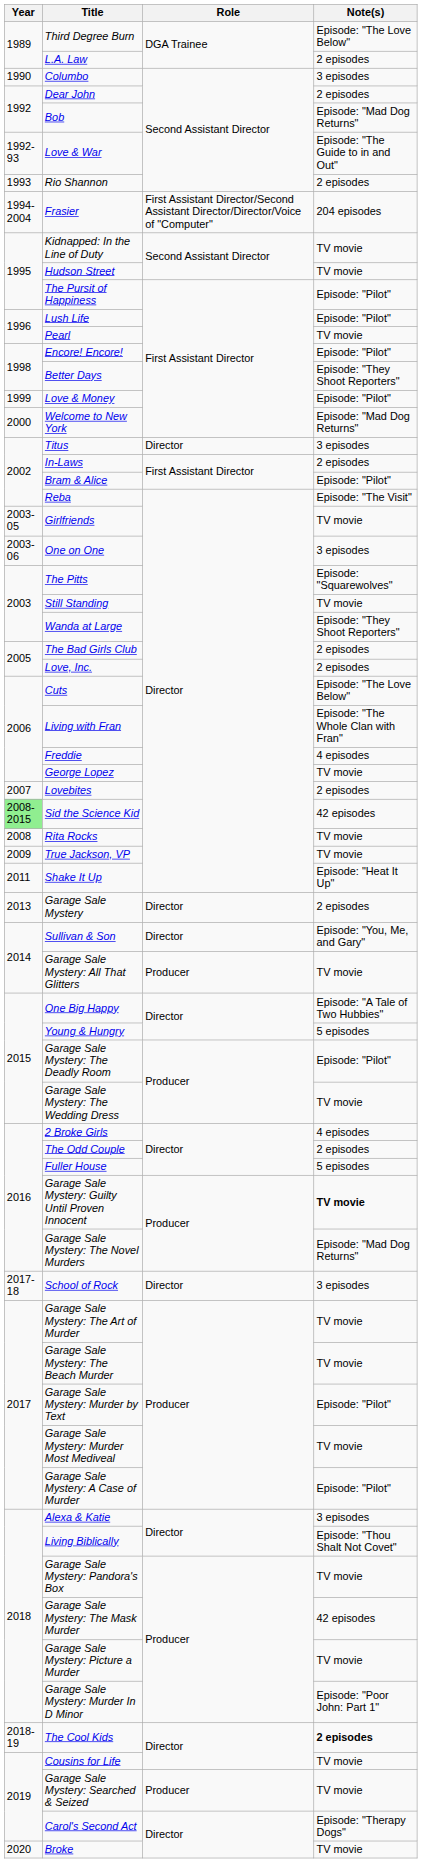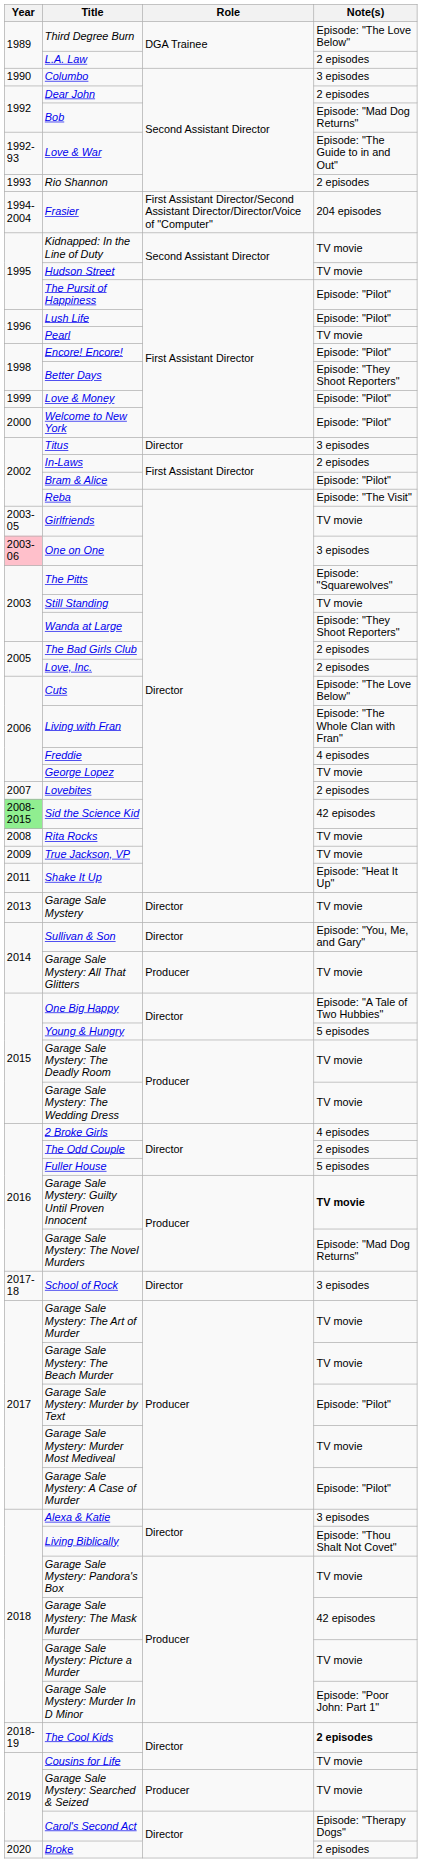(363, 422) Episode: "Mad Dog Returns" -> (354, 422) Episode: "Pilot"
(21, 550) no background -> (21, 550) pink background
(343, 907) 2 episodes -> (340, 907) TV movie
(354, 1061) Episode: "Pilot" -> (340, 1061) TV movie
(340, 1849) TV movie -> (343, 1849) 2 episodes
